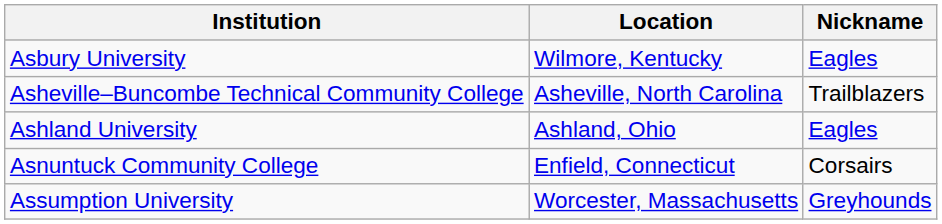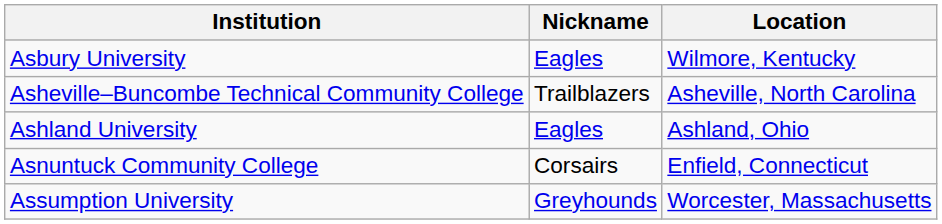columns swapped: (870, 22) <-> (666, 22)
